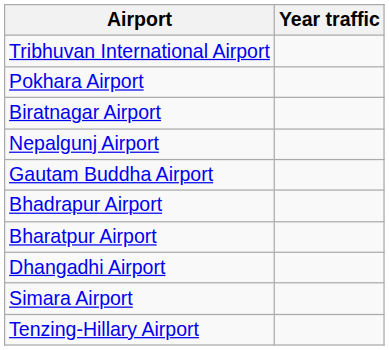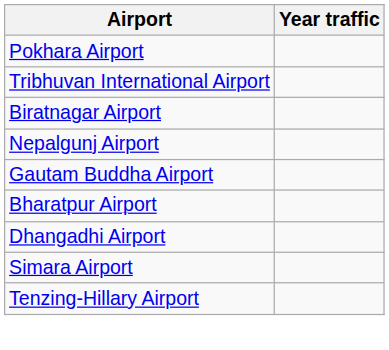rows swapped: (139, 50) <-> (76, 81)
- row: (86, 205)
